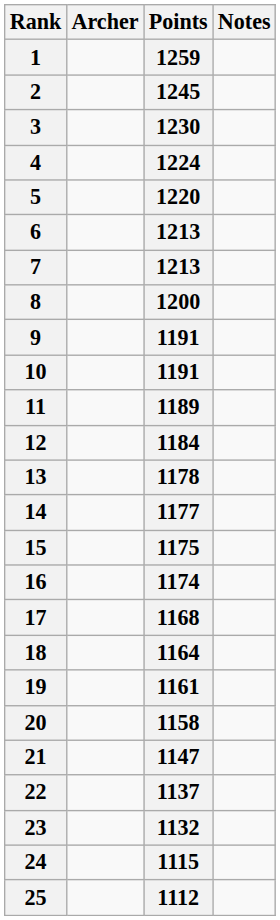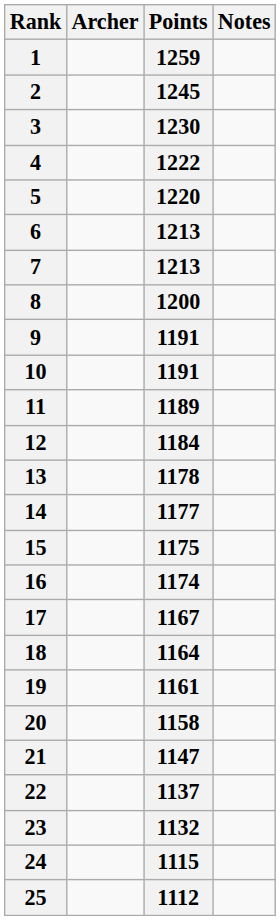(178, 162) 1224 -> (178, 162) 1222
(178, 617) 1168 -> (178, 617) 1167
